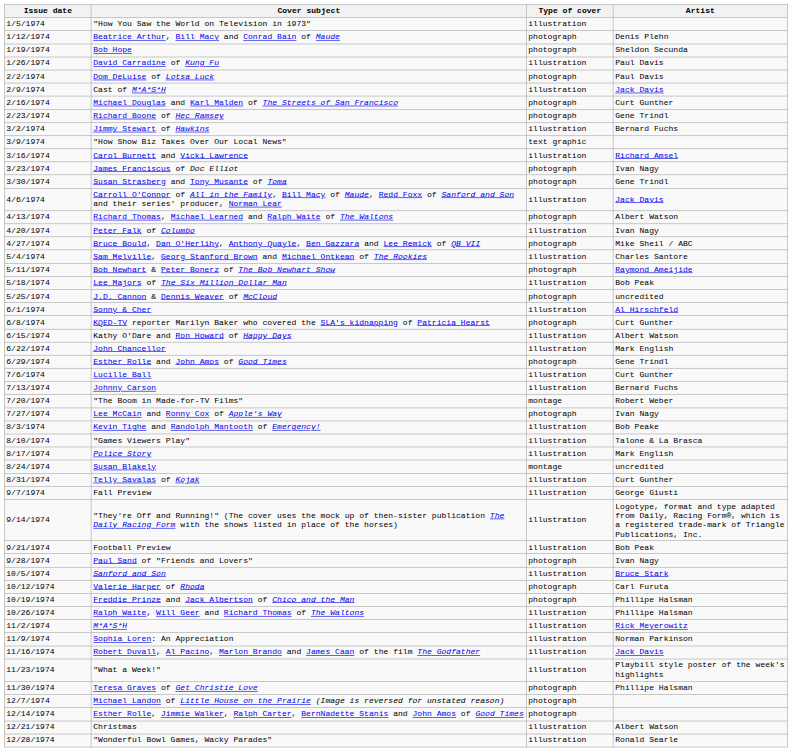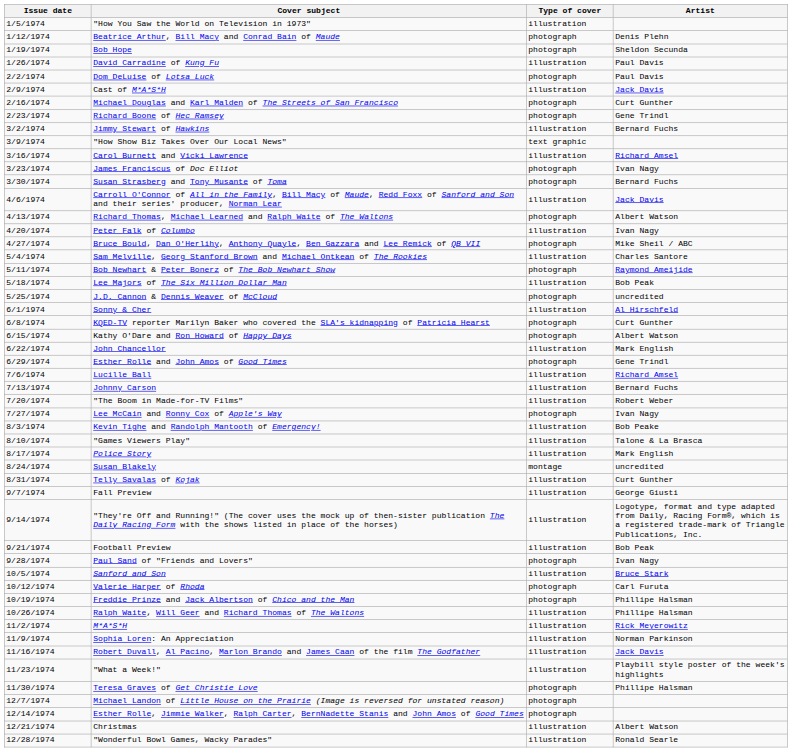(642, 182) Gene Trindl -> (647, 182) Bernard Fuchs
(557, 335) illustration -> (552, 335) photograph
(644, 375) Curt Gunther -> (647, 375) Richard Amsel
(545, 401) montage -> (557, 401) illustration
